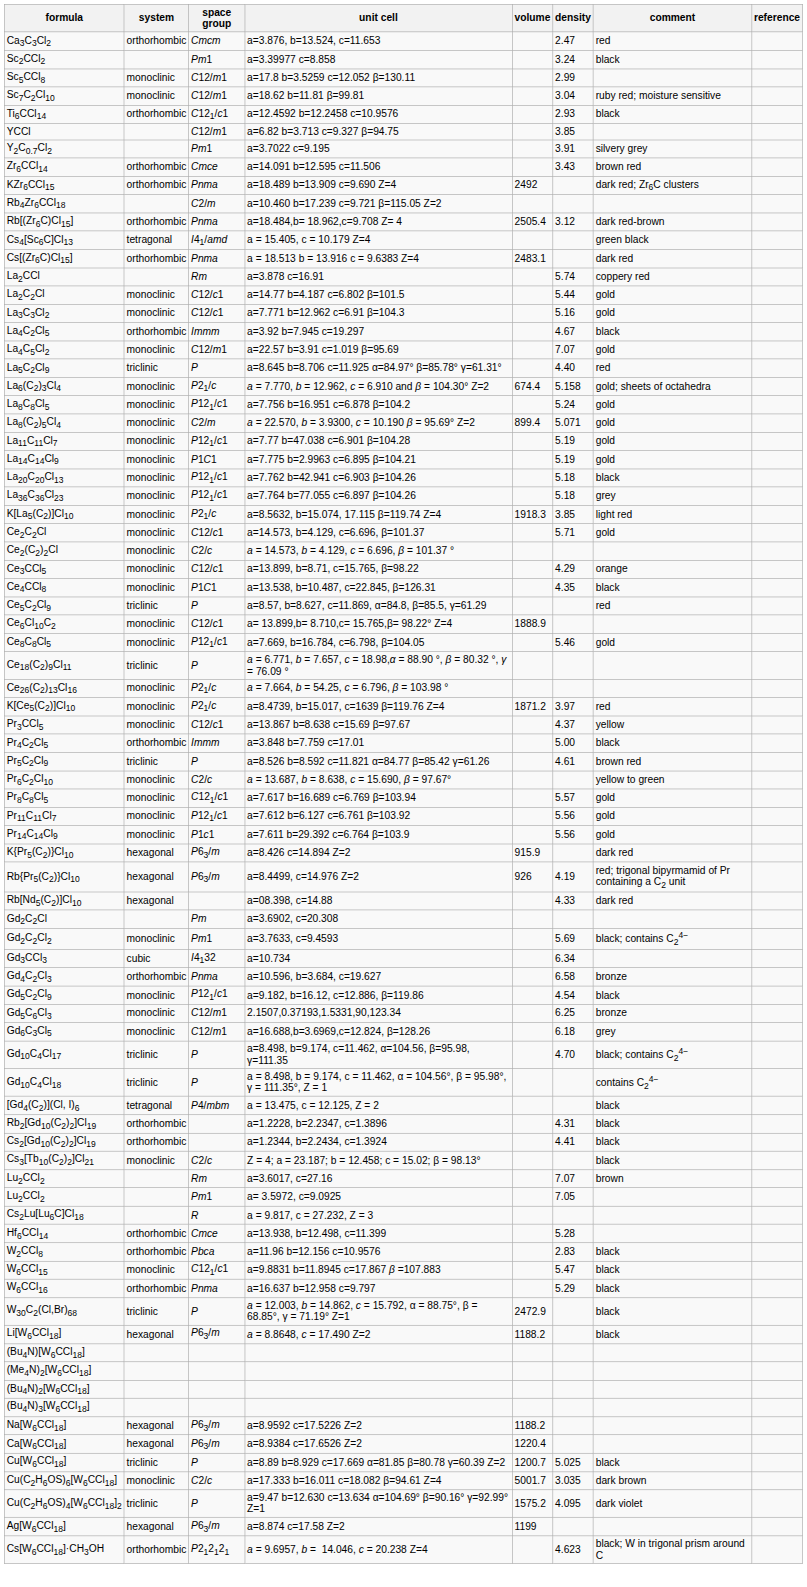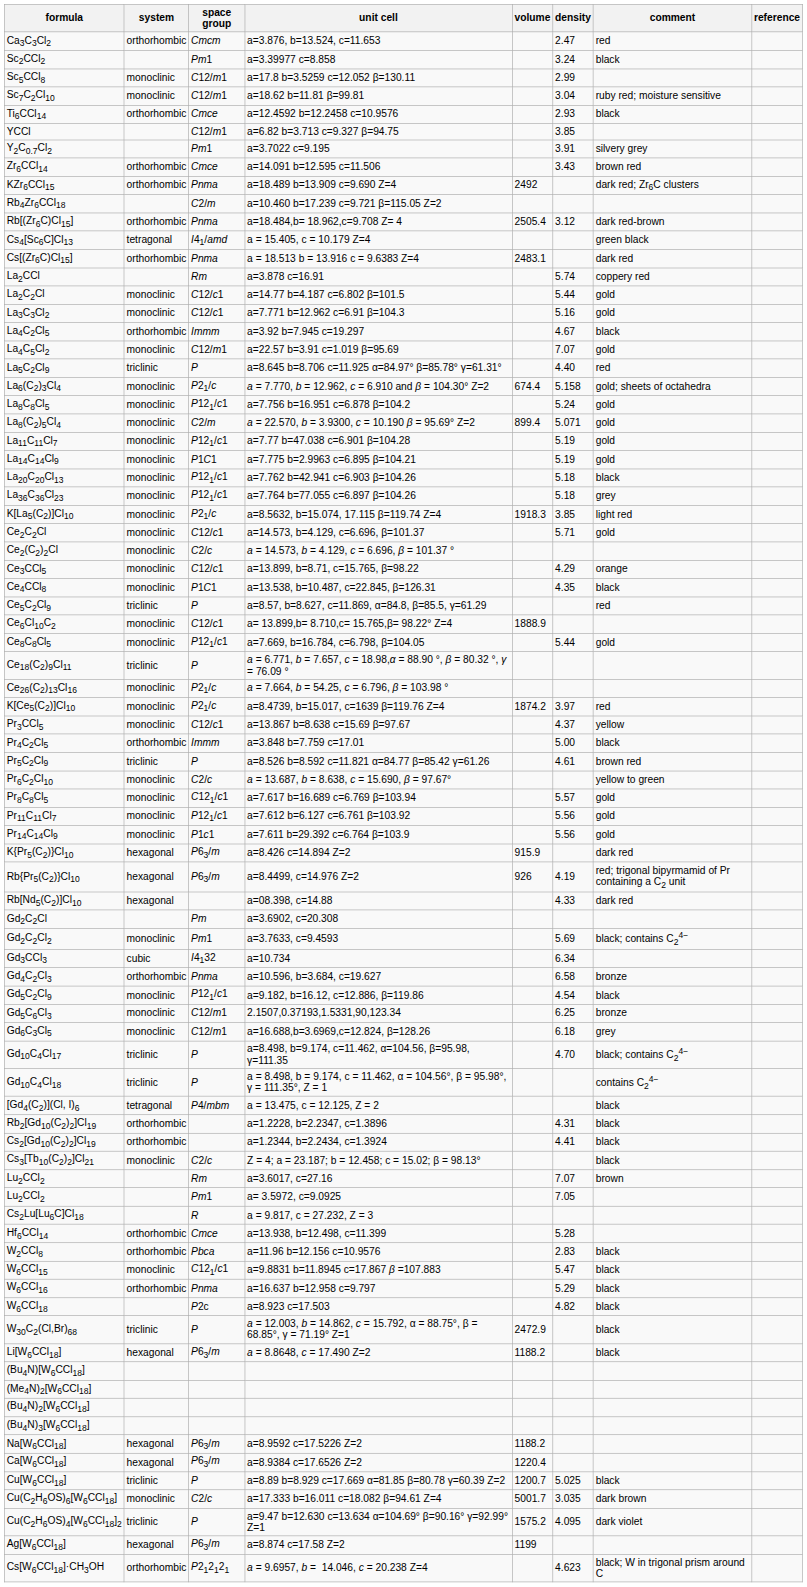(210, 114) C121/c1 -> (204, 114) Cmce
(565, 642) 5.46 -> (565, 642) 5.44
(530, 706) 1871.2 -> (530, 706) 1874.2
+ row: (27, 1307)
